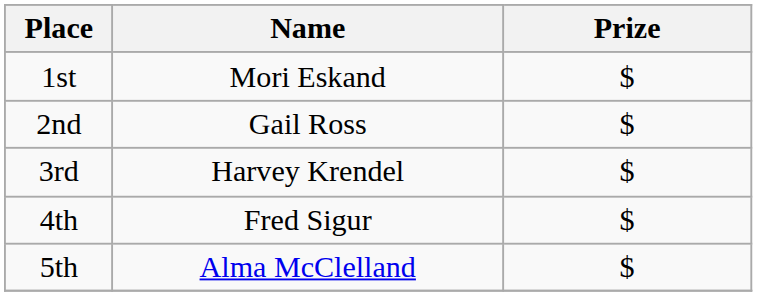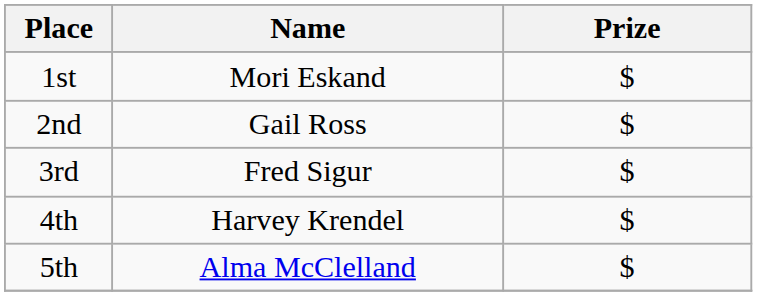(308, 171) Harvey Krendel -> (308, 171) Fred Sigur
(308, 219) Fred Sigur -> (308, 219) Harvey Krendel
